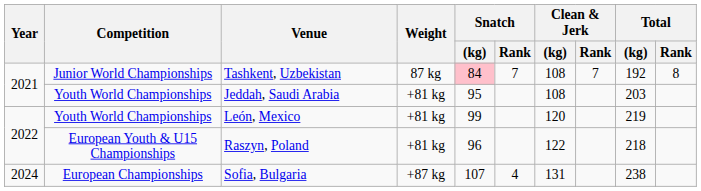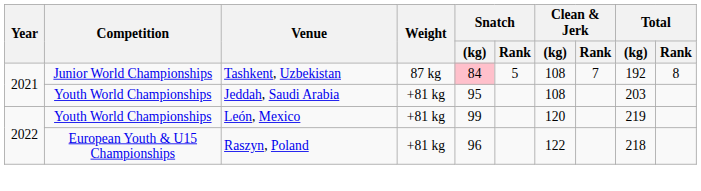(515, 73) 7 -> (515, 73) 5
- row: (265, 175)
